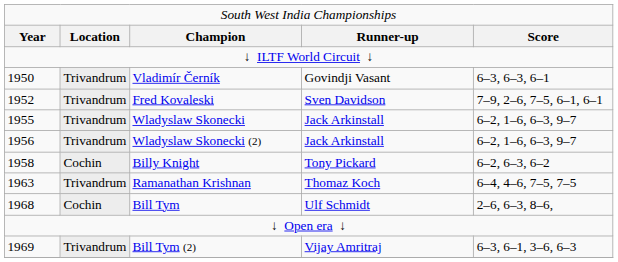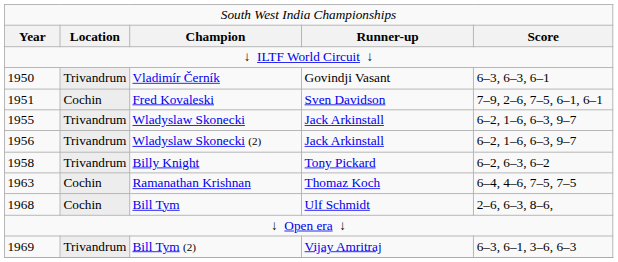(21, 99) 1952 -> (21, 99) 1951
(95, 99) Trivandrum -> (83, 99) Cochin
(83, 162) Cochin -> (95, 162) Trivandrum
(95, 183) Trivandrum -> (83, 183) Cochin
